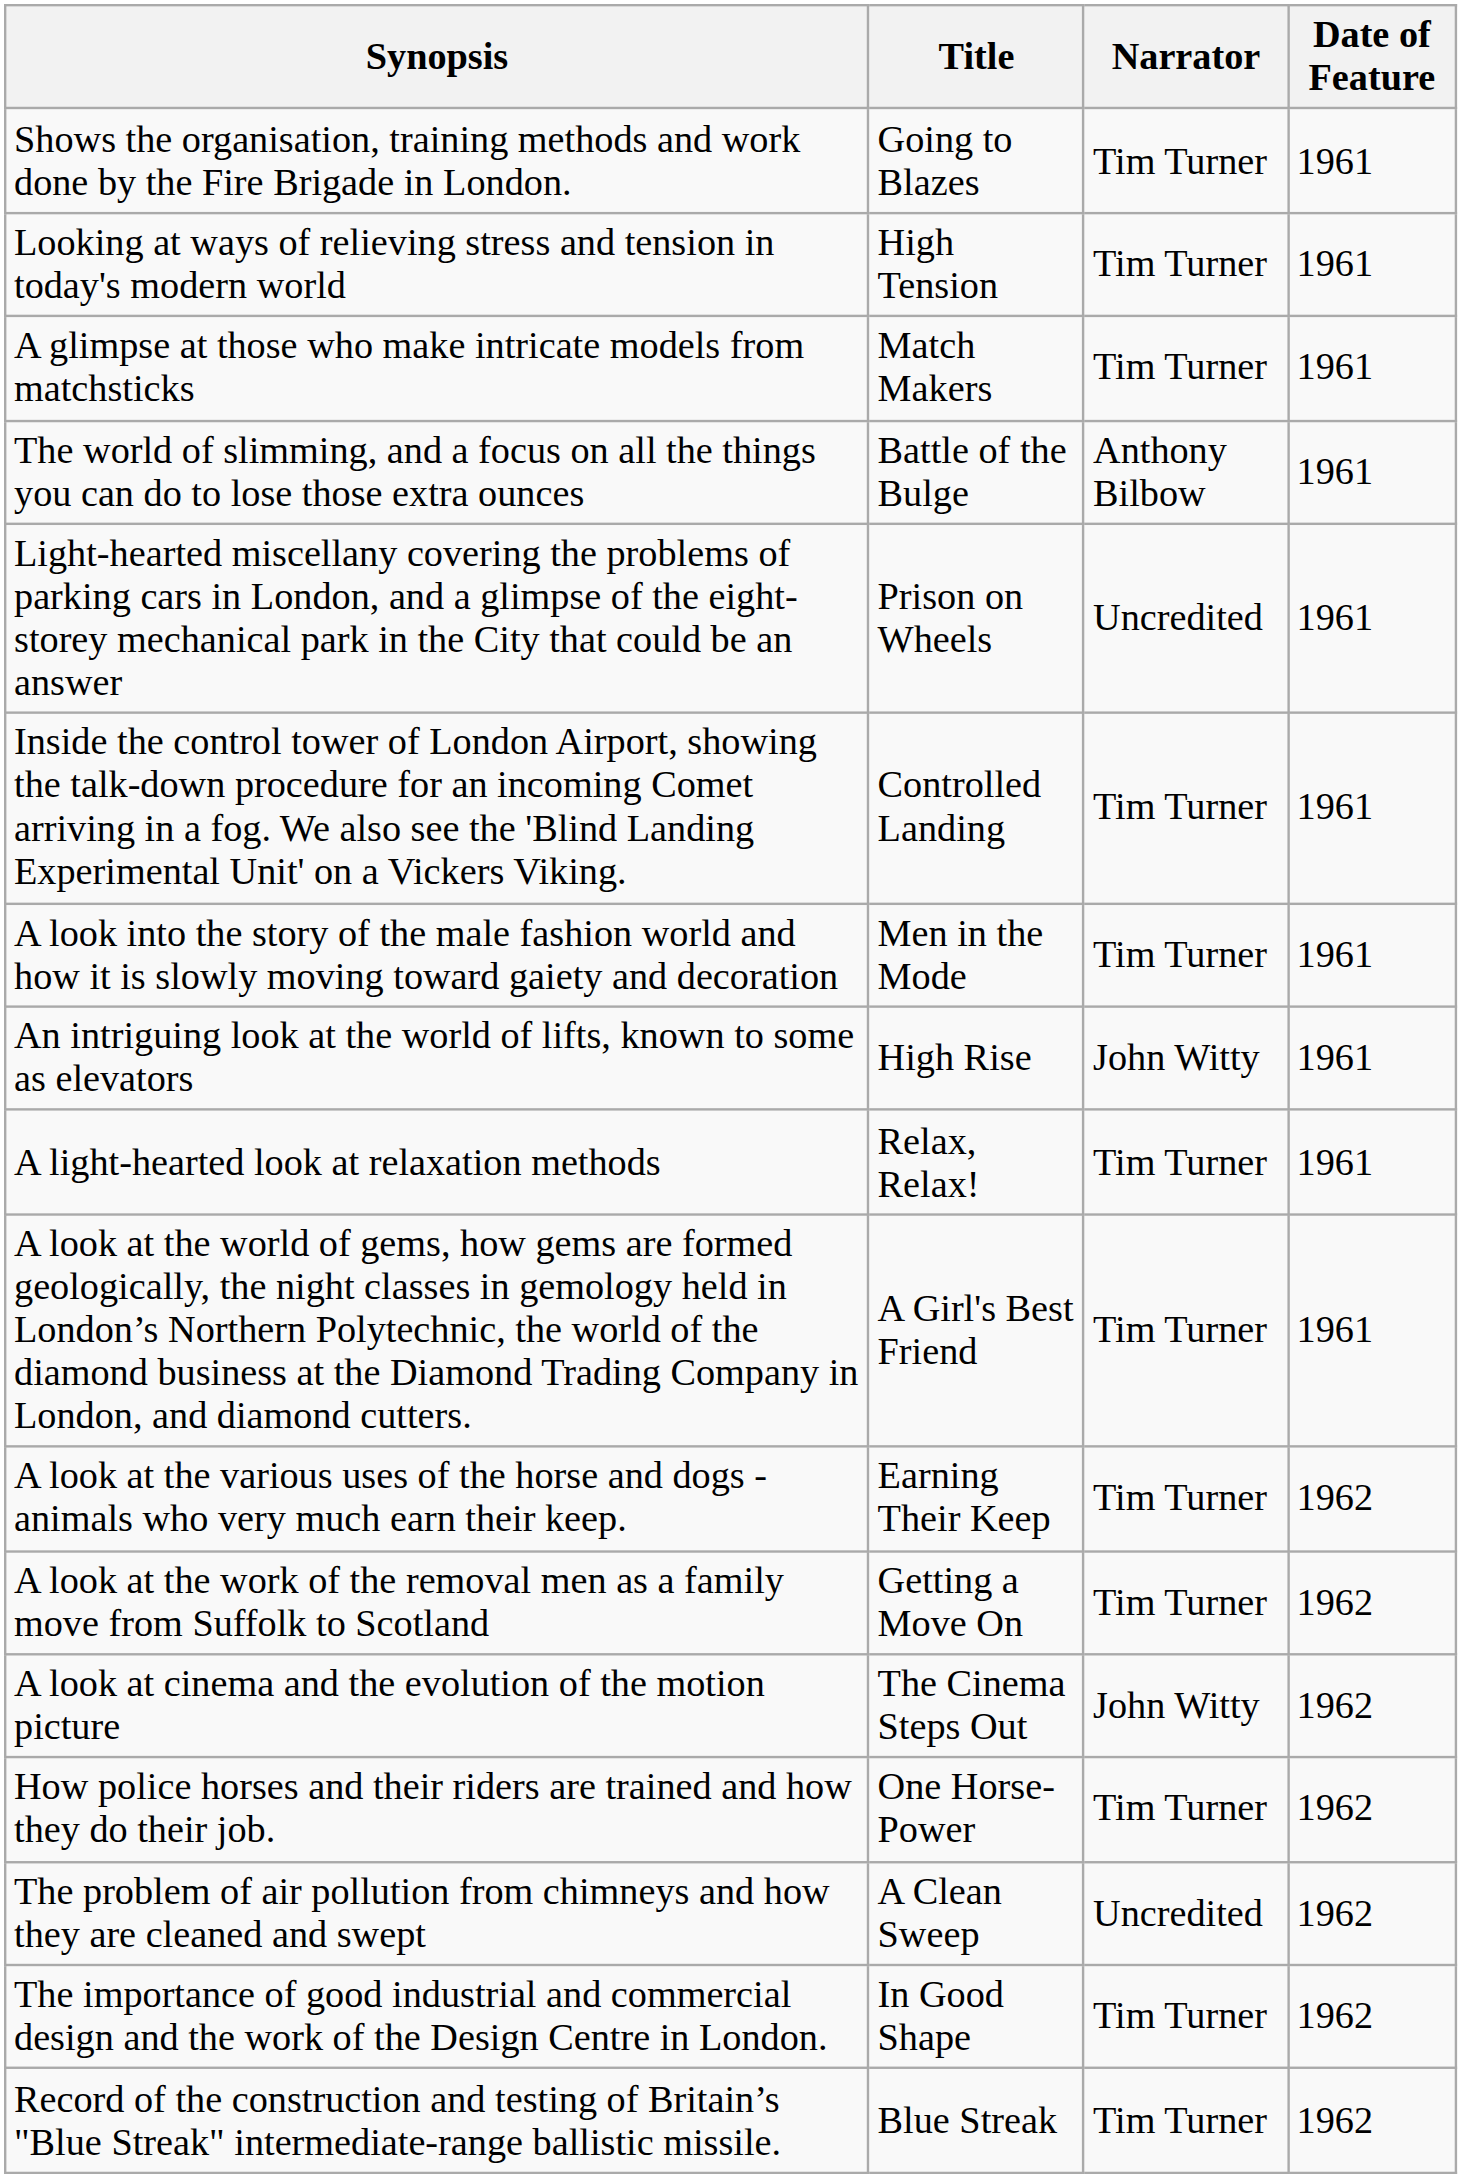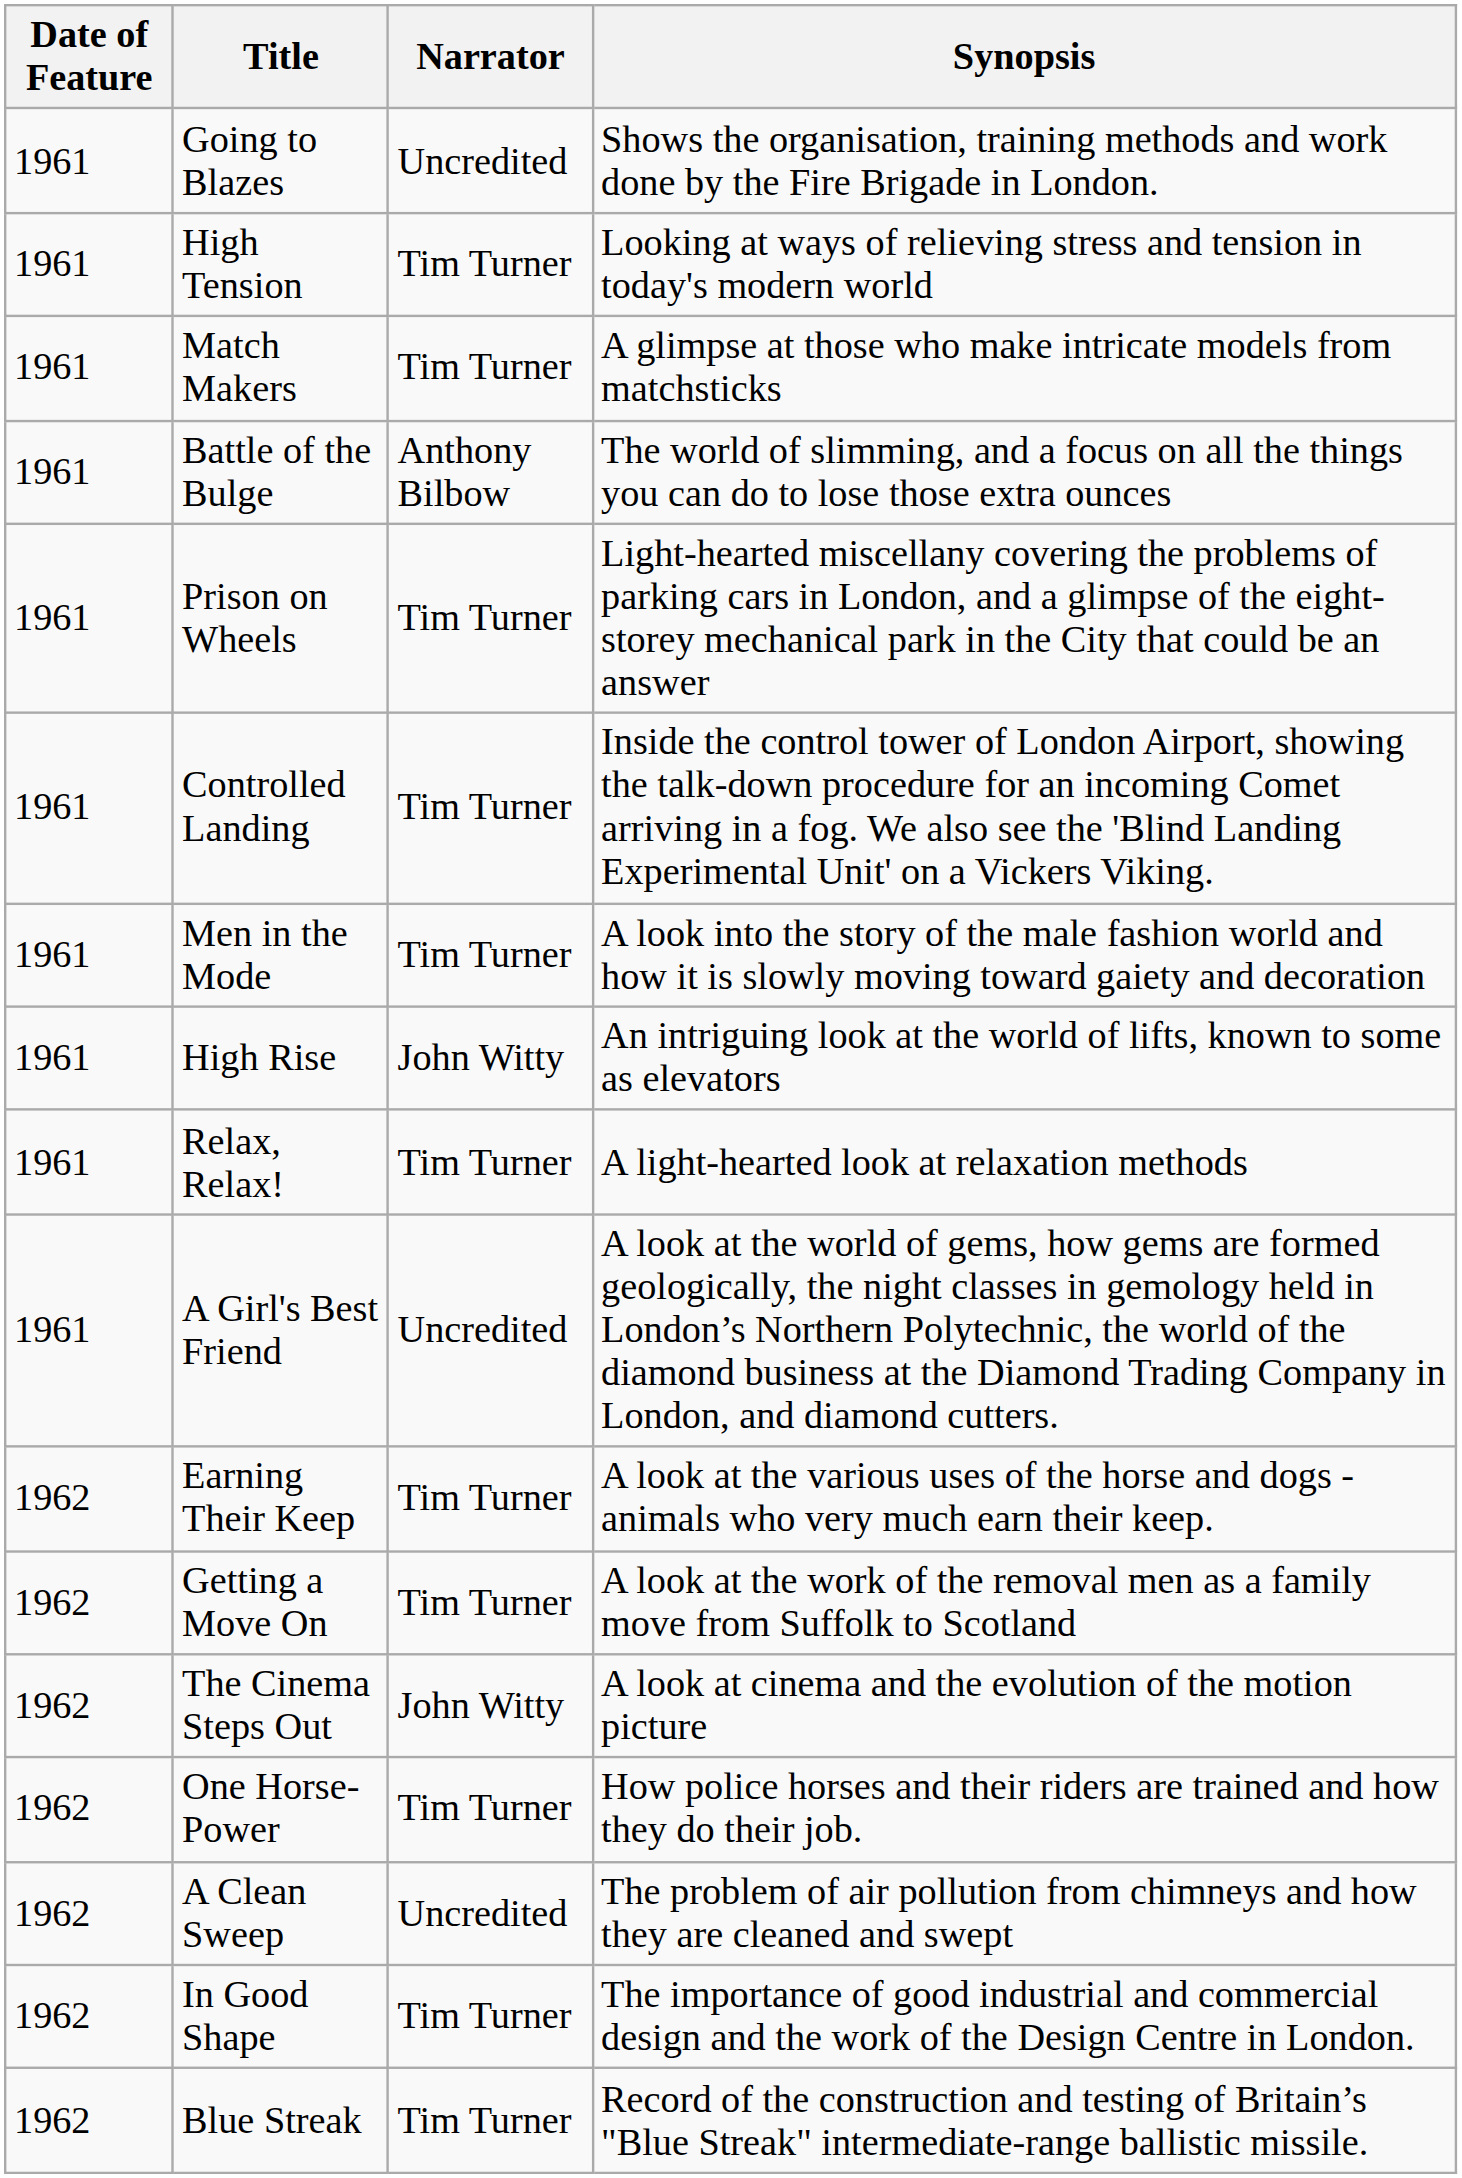columns swapped: (1372, 56) <-> (437, 56)
(1180, 159) Tim Turner -> (482, 159) Uncredited
(1178, 617) Uncredited -> (485, 617) Tim Turner
(1180, 1329) Tim Turner -> (482, 1329) Uncredited
